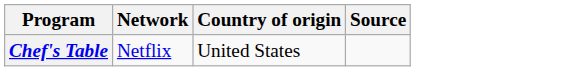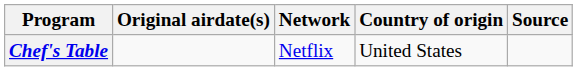+ column: (193, 19)
